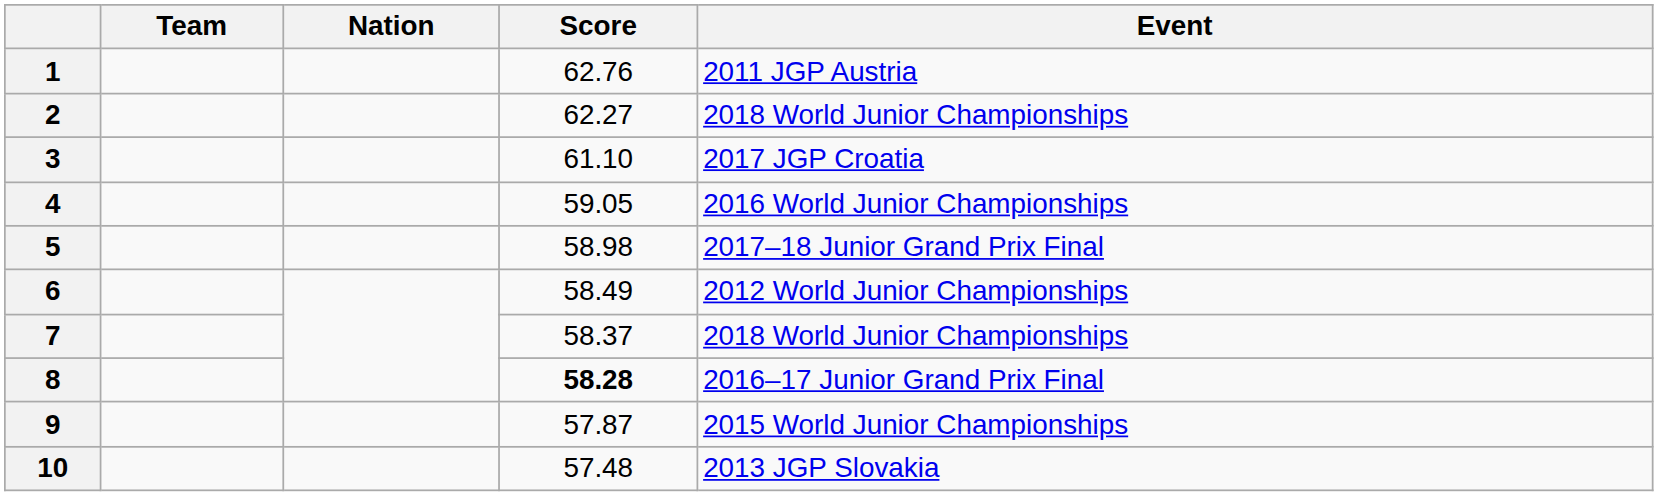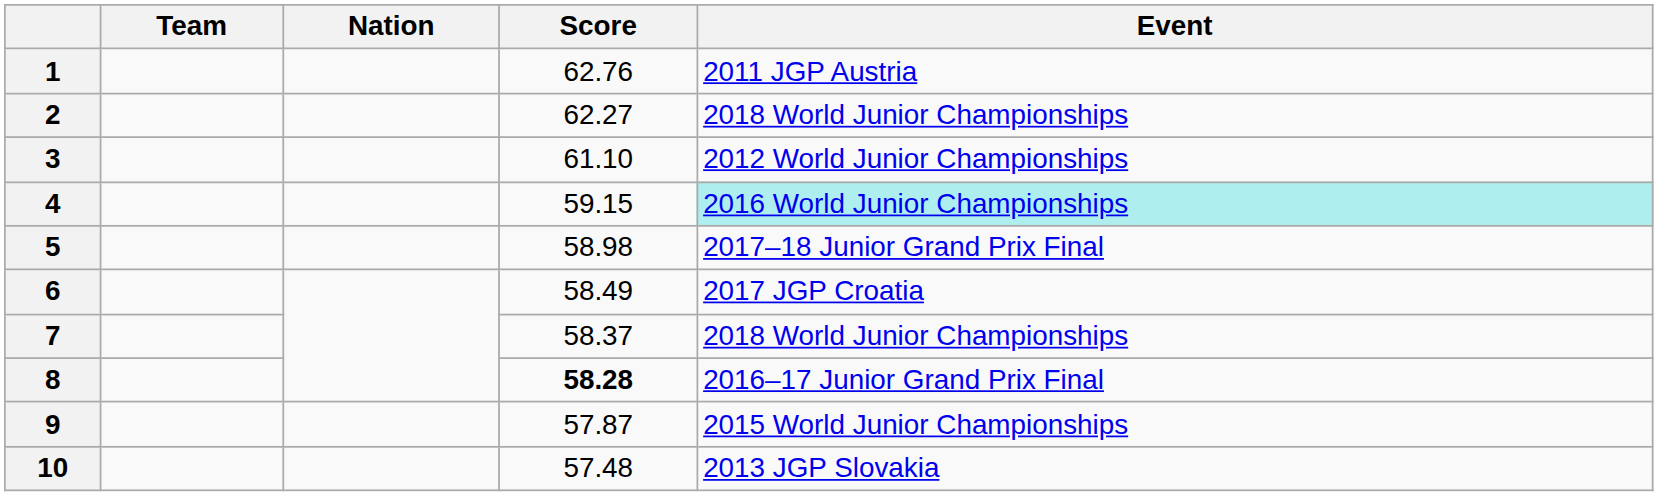(814, 159) 2017 JGP Croatia -> (916, 159) 2012 World Junior Championships
(598, 203) 59.05 -> (598, 203) 59.15
(916, 203) no background -> (916, 203) paleturquoise background
(916, 291) 2012 World Junior Championships -> (814, 291) 2017 JGP Croatia
